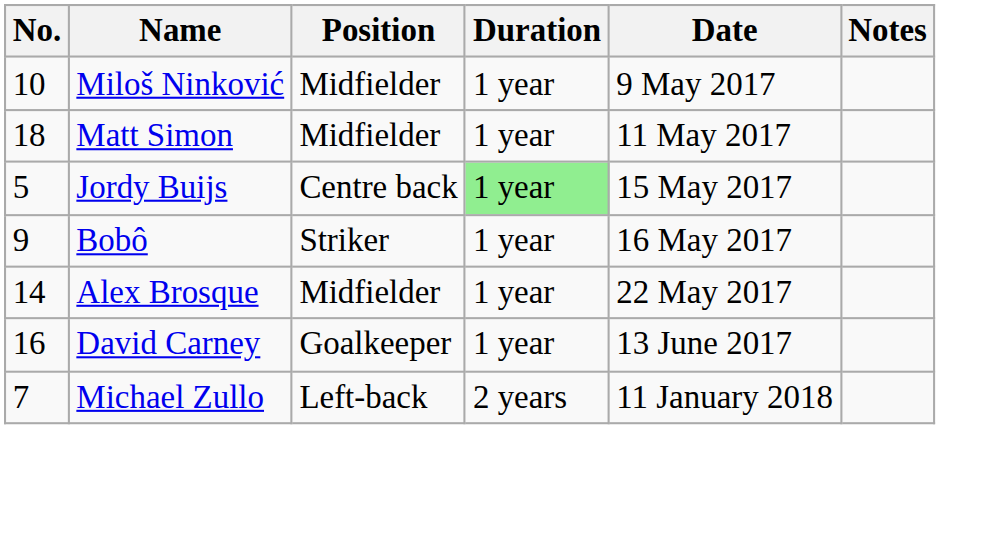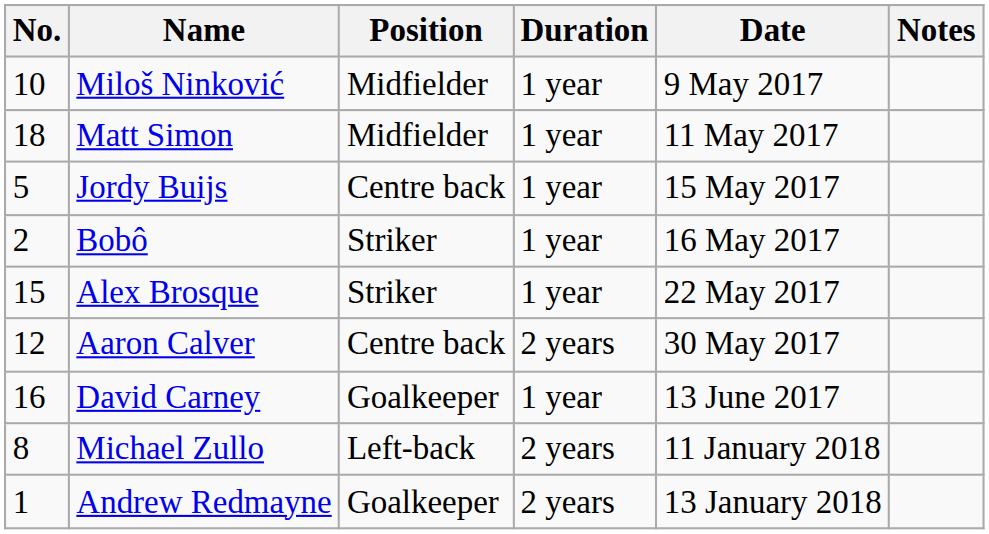(514, 187) lightgreen background -> (561, 187) no background
(21, 239) 9 -> (21, 239) 2
(29, 291) 14 -> (29, 291) 15
(370, 291) Midfielder -> (392, 291) Striker
+ row: (166, 344)
(21, 396) 7 -> (21, 448) 8
+ row: (204, 501)
